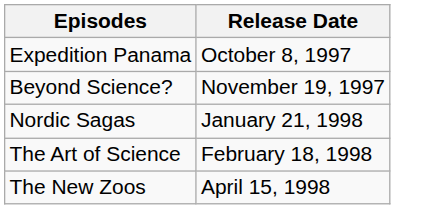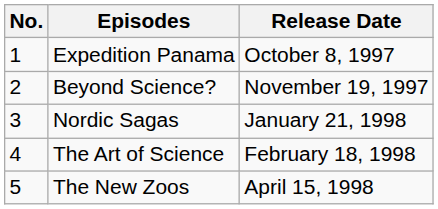+ column: (26, 21)
